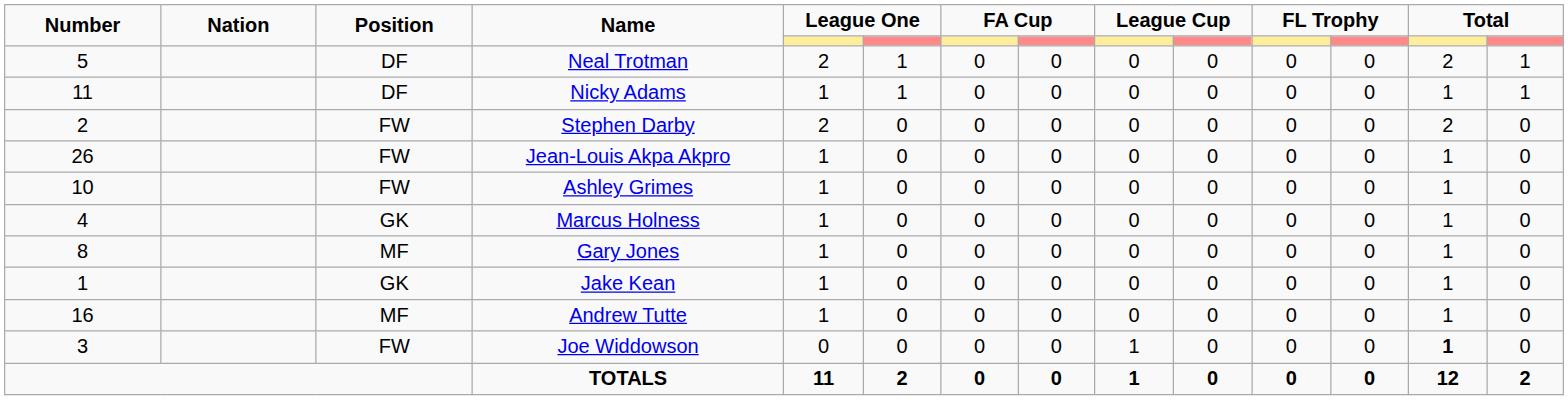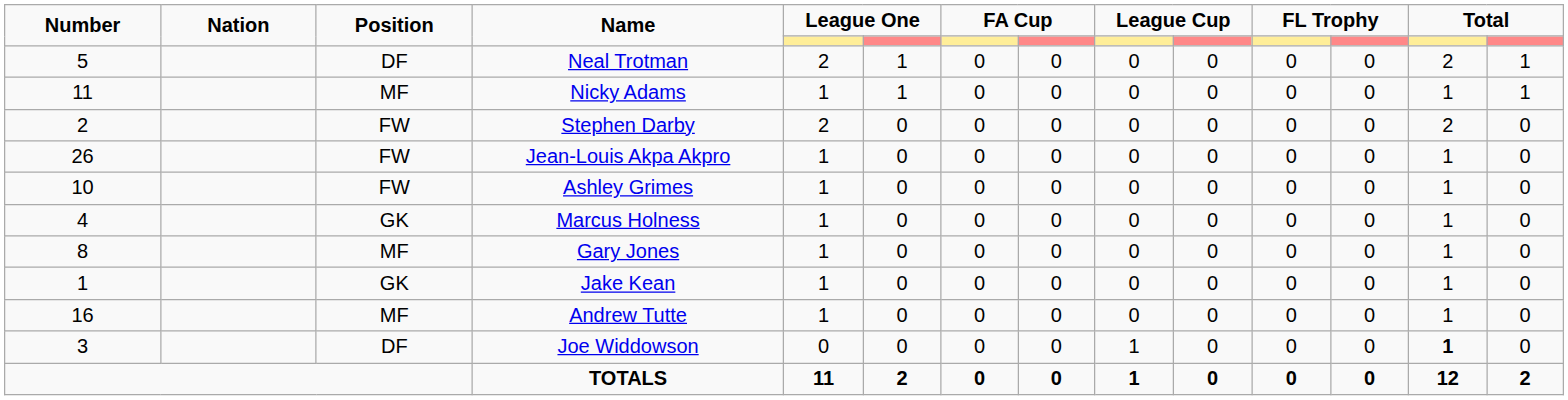(394, 93) DF -> (394, 93) MF
(394, 346) FW -> (394, 346) DF
